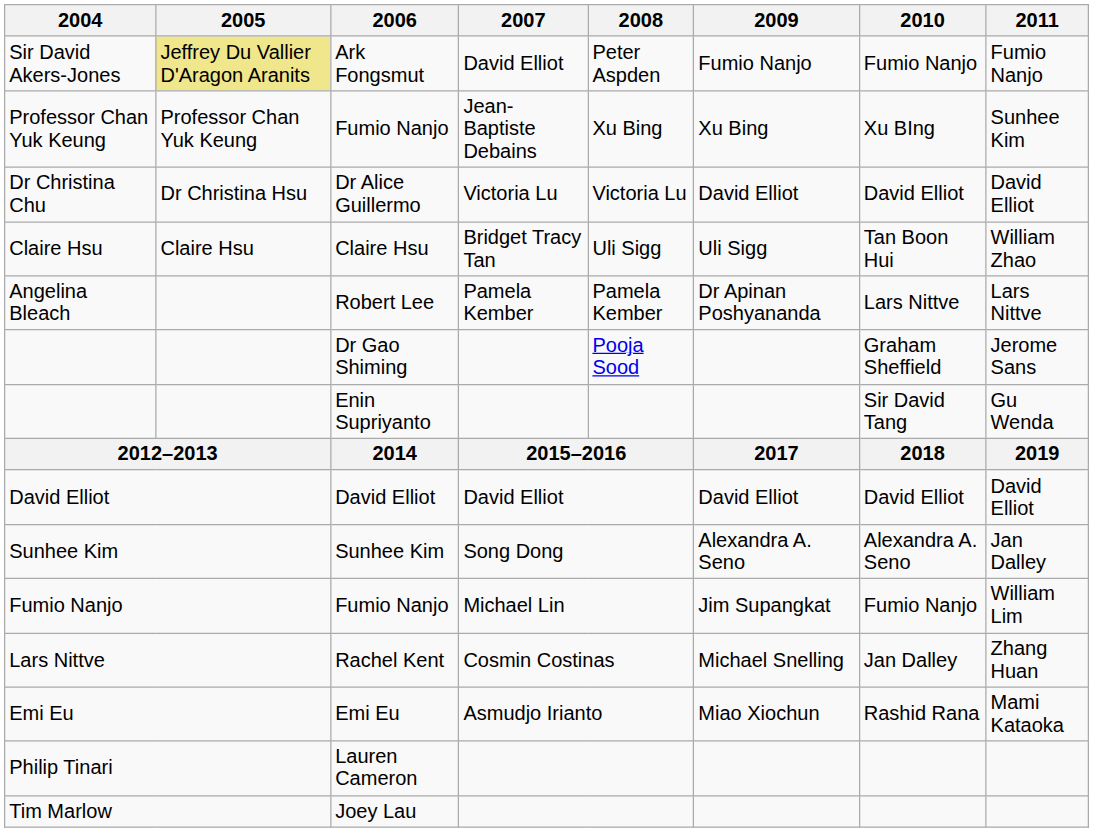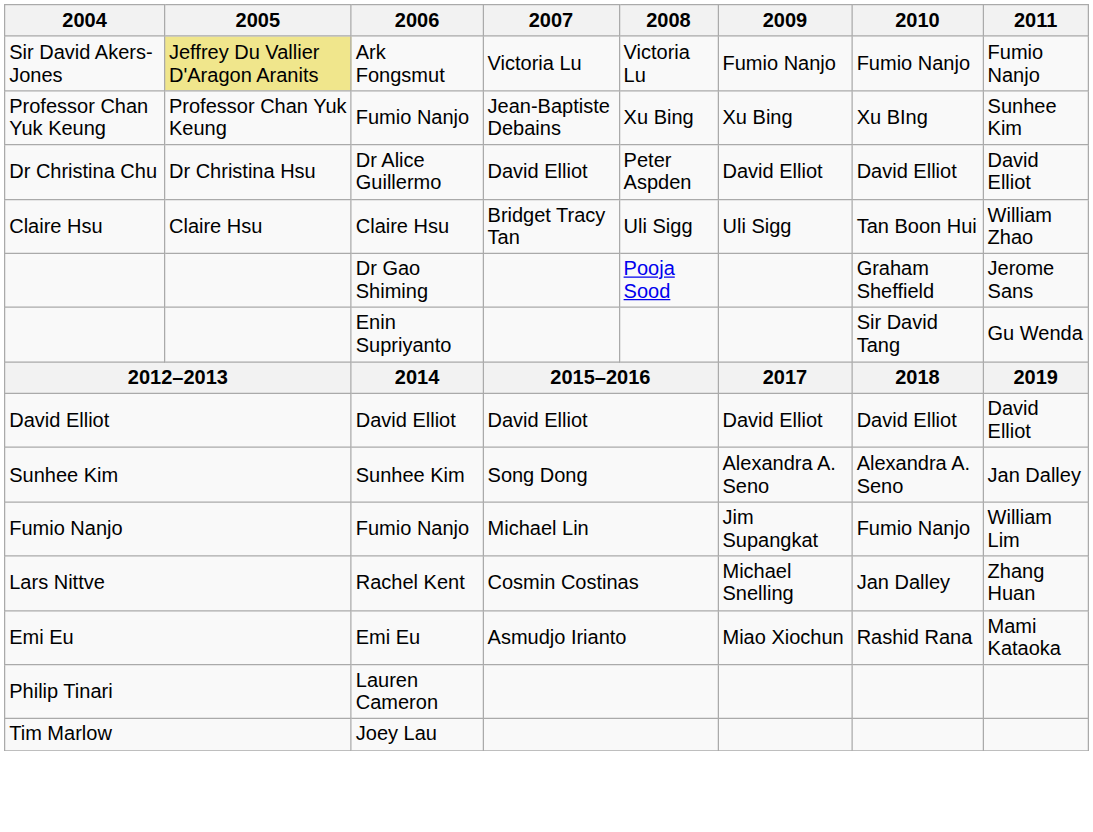(513, 63) David Elliot -> (535, 63) Victoria Lu
(626, 63) Peter Aspden -> (657, 63) Victoria Lu
(510, 194) Victoria Lu -> (538, 171) David Elliot
(640, 194) Victoria Lu -> (658, 171) Peter Aspden
- row: (48, 302)
